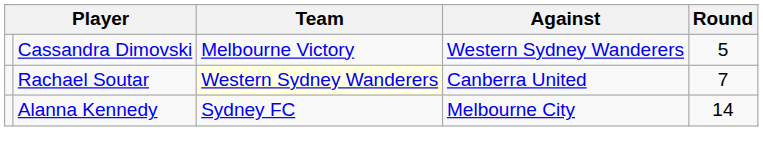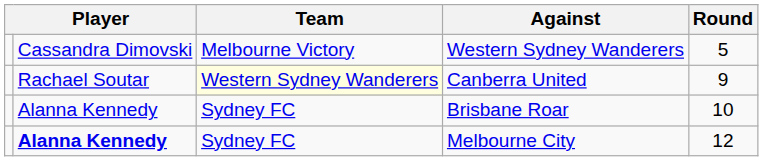(723, 79) 7 -> (723, 79) 9
+ row: (508, 110)
(88, 110) normal -> (92, 140) bold
(723, 110) 14 -> (723, 140) 12
